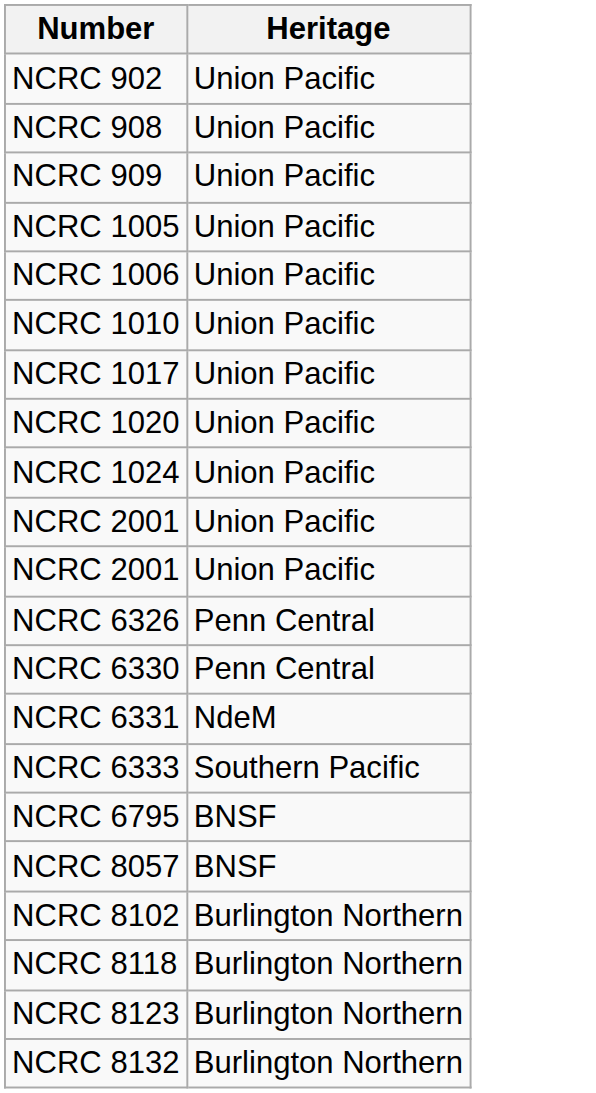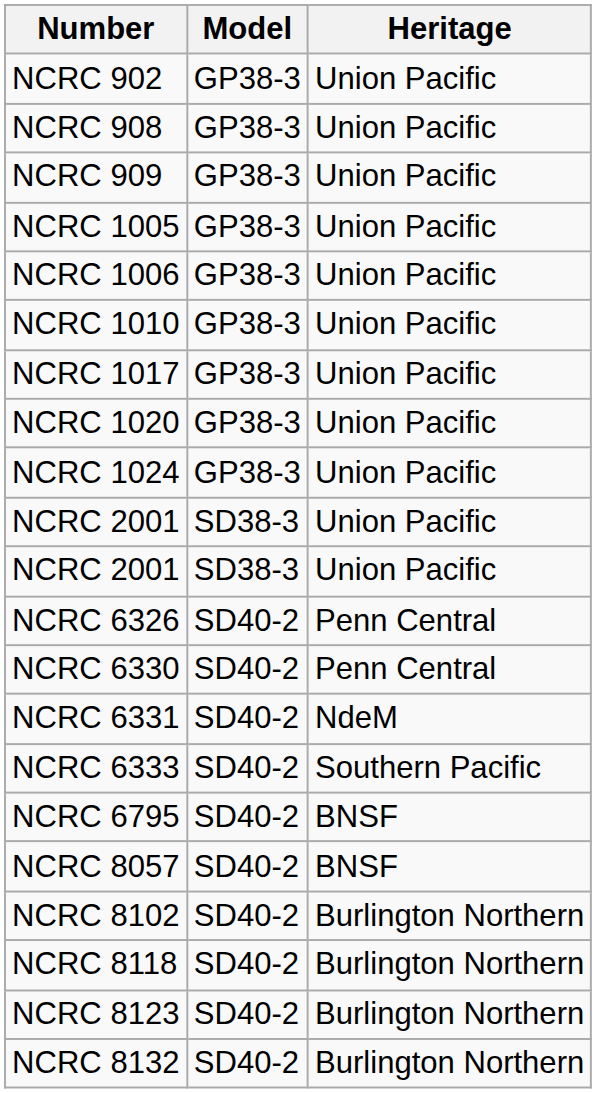+ column: (247, 29)
